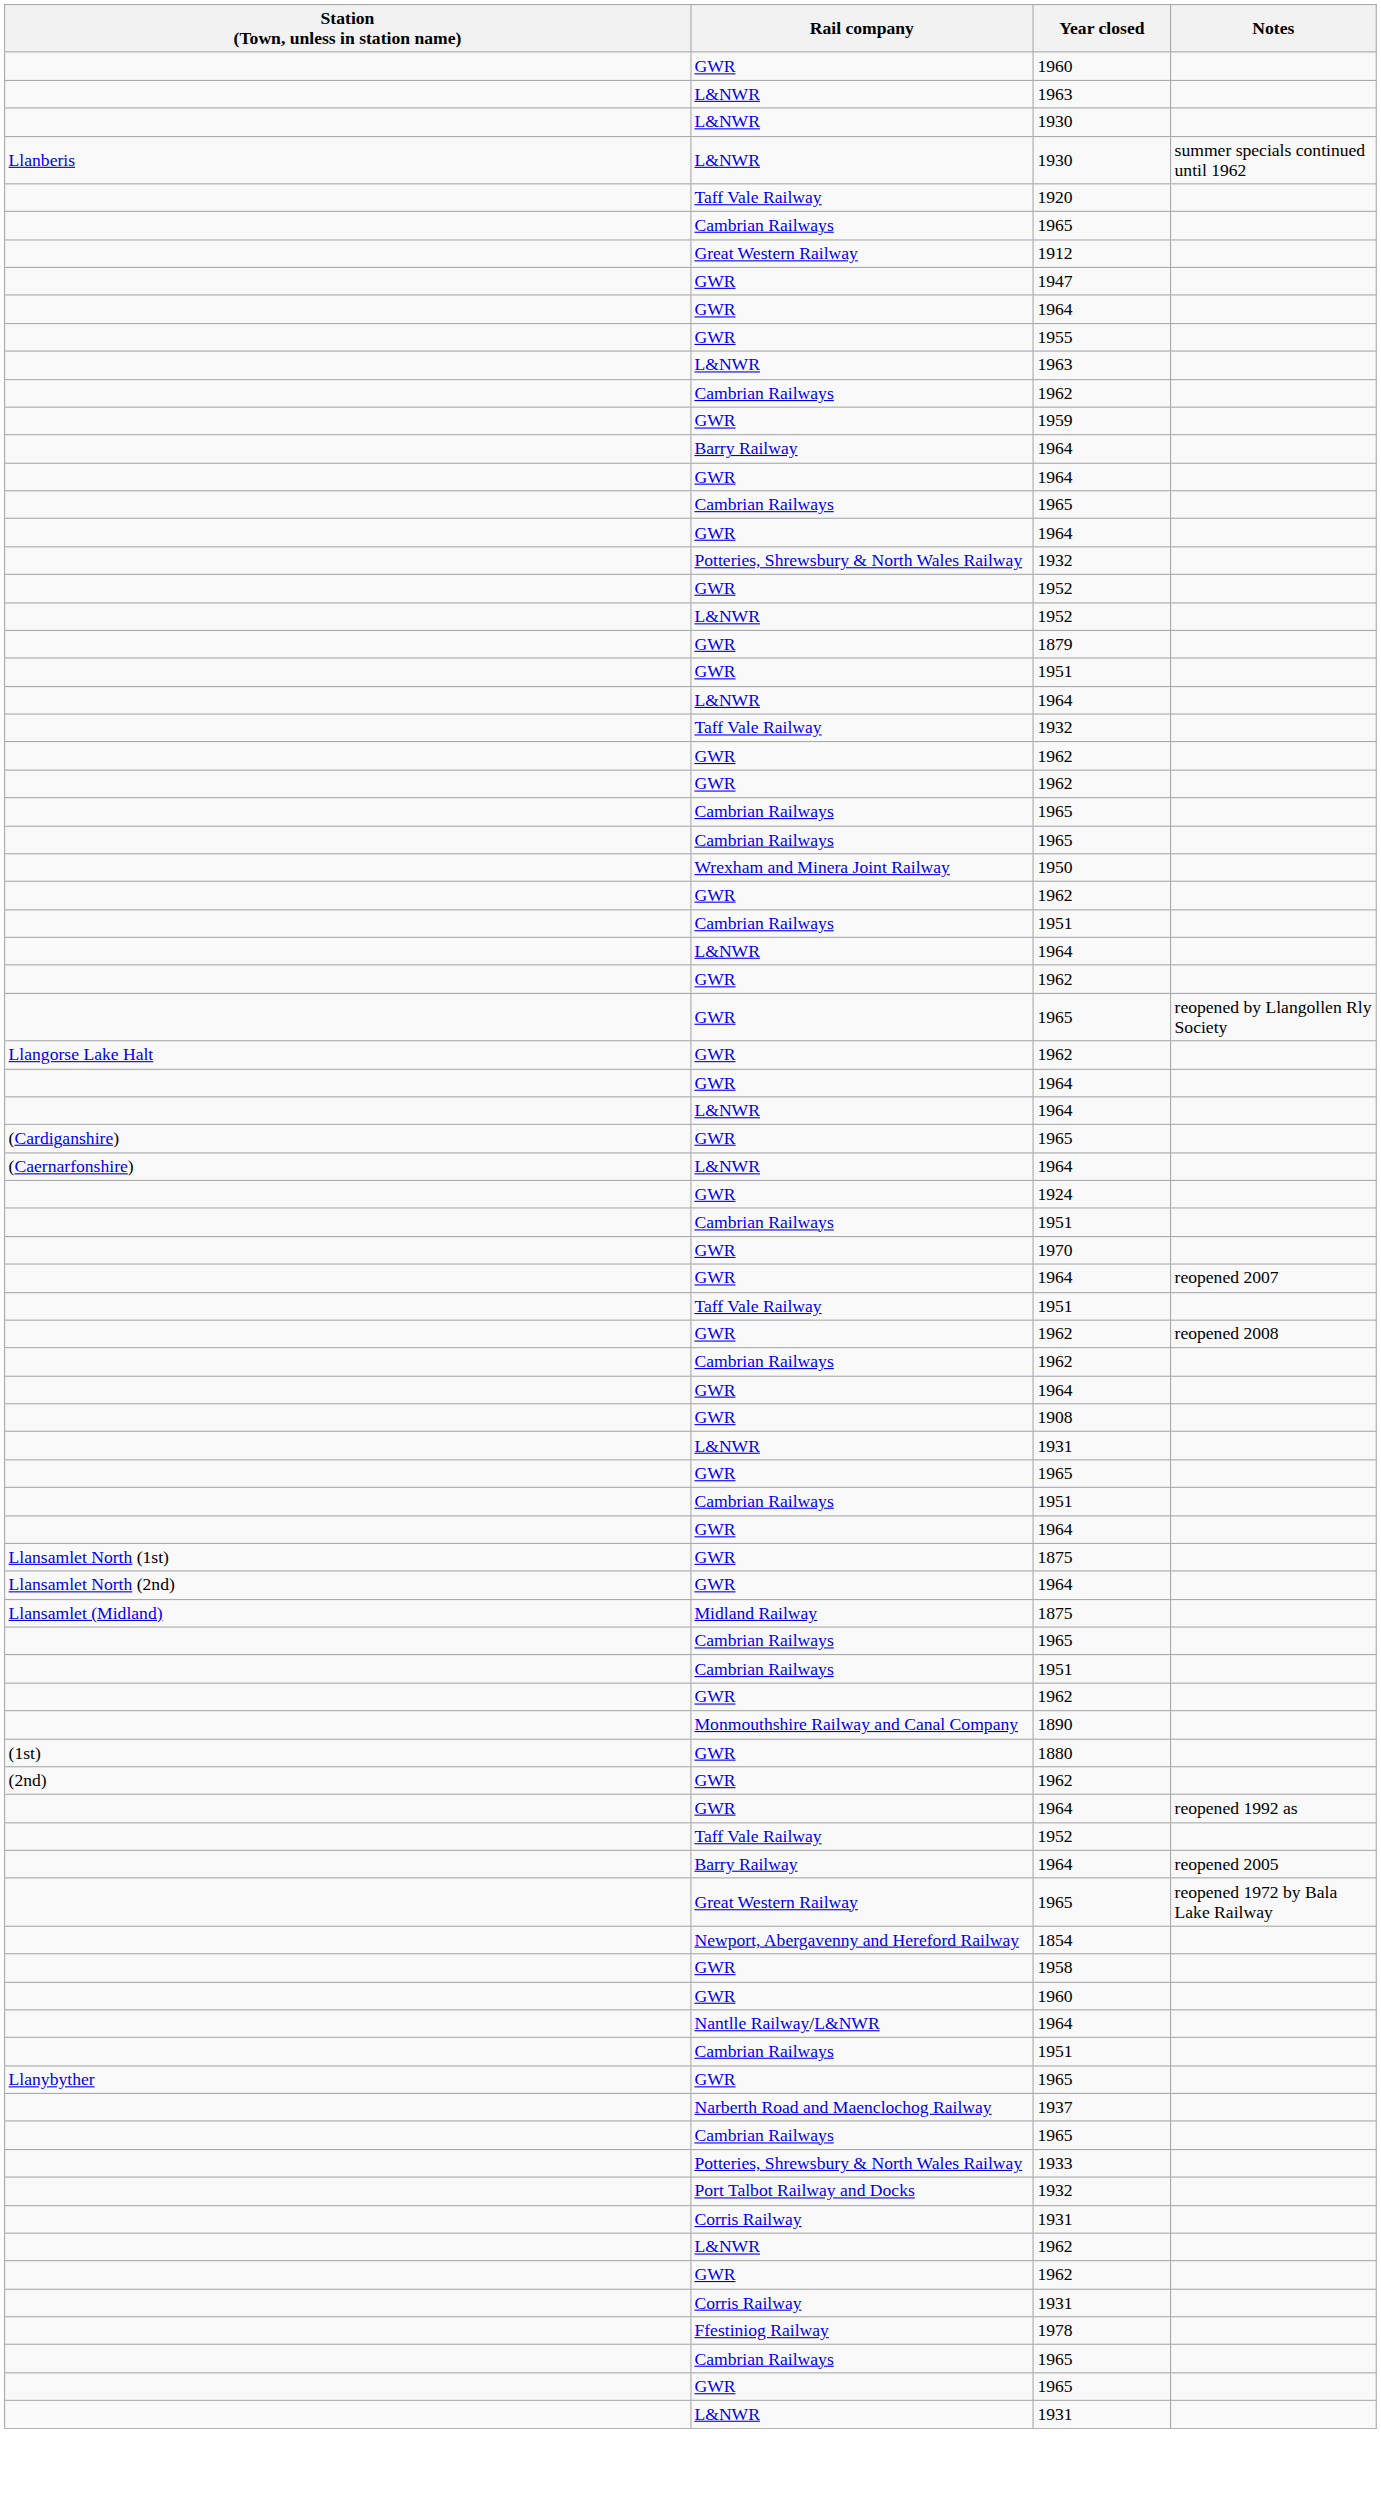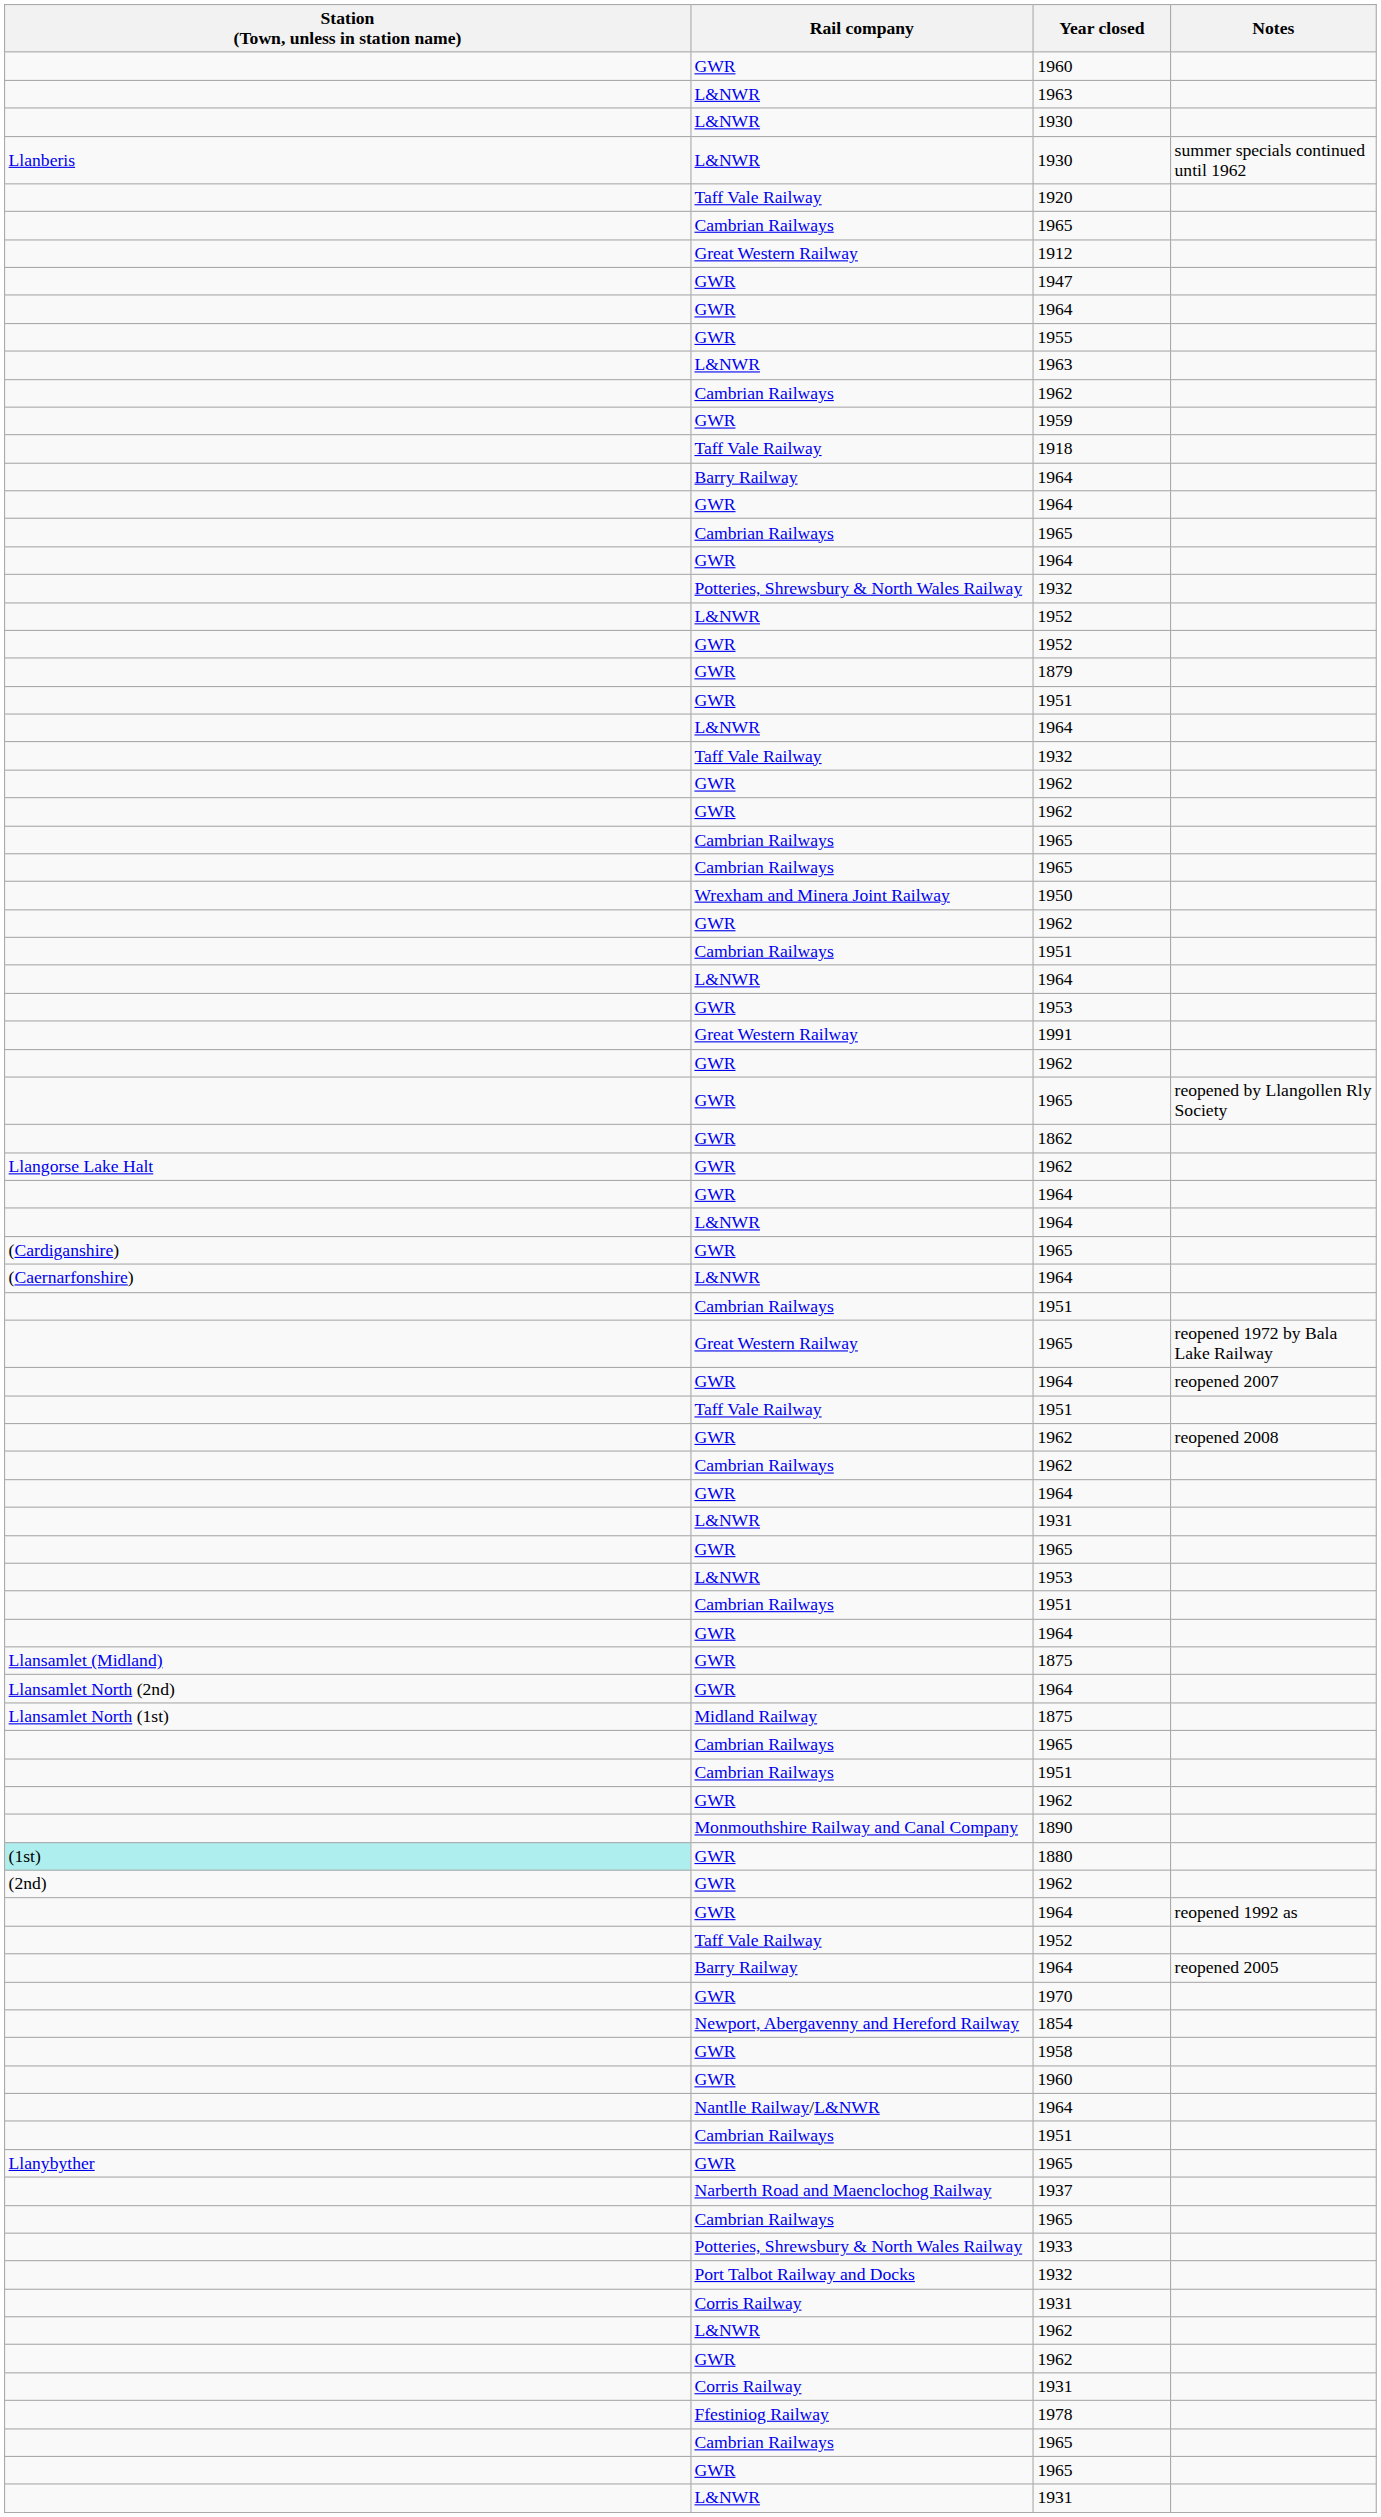+ row: (758, 448)
rows swapped: (727, 616) <-> (715, 588)
+ row: (715, 1007)
+ row: (776, 1034)
+ row: (715, 1138)
- row: (715, 1194)
rows swapped: (715, 1250) <-> (776, 1902)
- row: (715, 1417)
+ row: (727, 1577)
(89, 1557) Llansamlet North (1st) -> (86, 1660) Llansamlet (Midland)
(86, 1613) Llansamlet (Midland) -> (89, 1716) Llansamlet North (1st)
(25, 1752) no background -> (25, 1856) paleturquoise background
